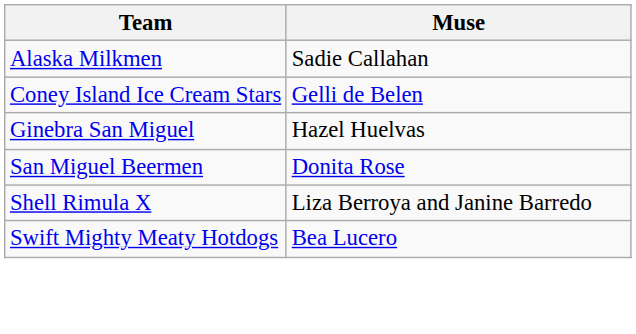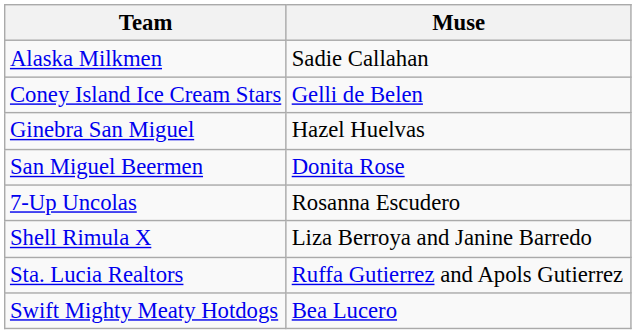+ row: (73, 202)
+ row: (97, 274)
